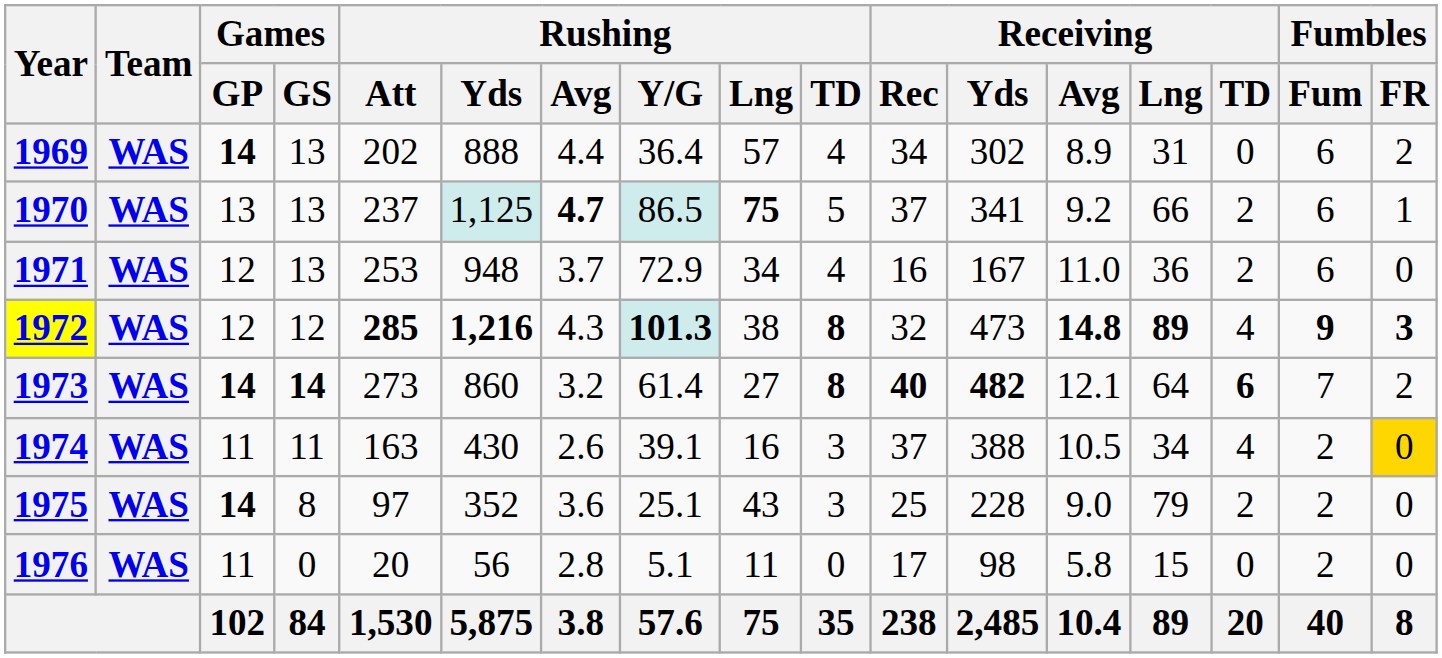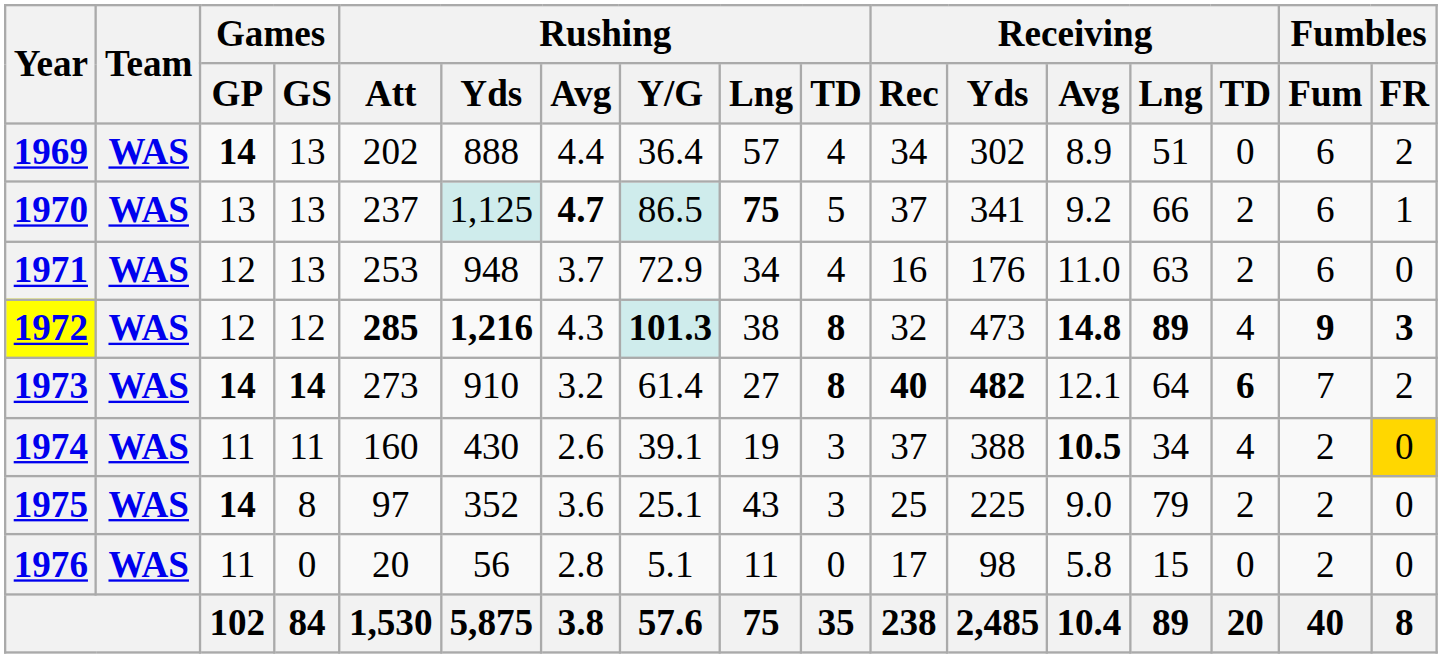(1170, 151) 31 -> (1170, 151) 51
(998, 269) 167 -> (998, 269) 176
(1170, 269) 36 -> (1170, 269) 63
(491, 387) 860 -> (491, 387) 910
(391, 446) 163 -> (391, 446) 160
(761, 446) 16 -> (761, 446) 19
(1089, 446) normal -> (1089, 446) bold
(998, 504) 228 -> (998, 504) 225
